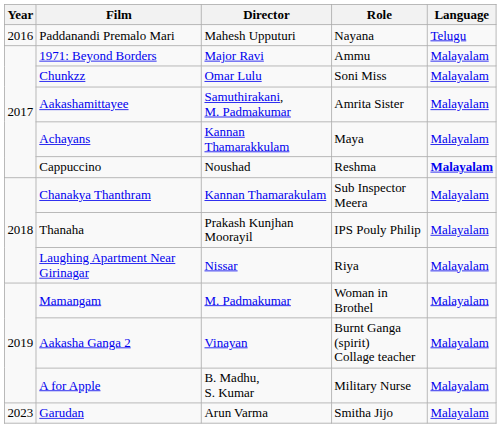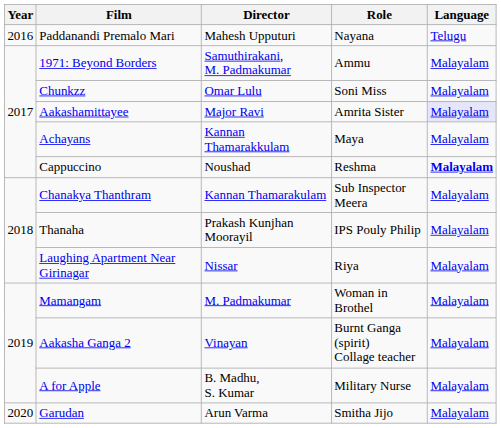(234, 55) Major Ravi -> (248, 63) Samuthirakani, M. Padmakumar
(248, 104) Samuthirakani, M. Padmakumar -> (234, 111) Major Ravi
(460, 104) no background -> (460, 111) lavender background
(20, 413) 2023 -> (20, 413) 2020
